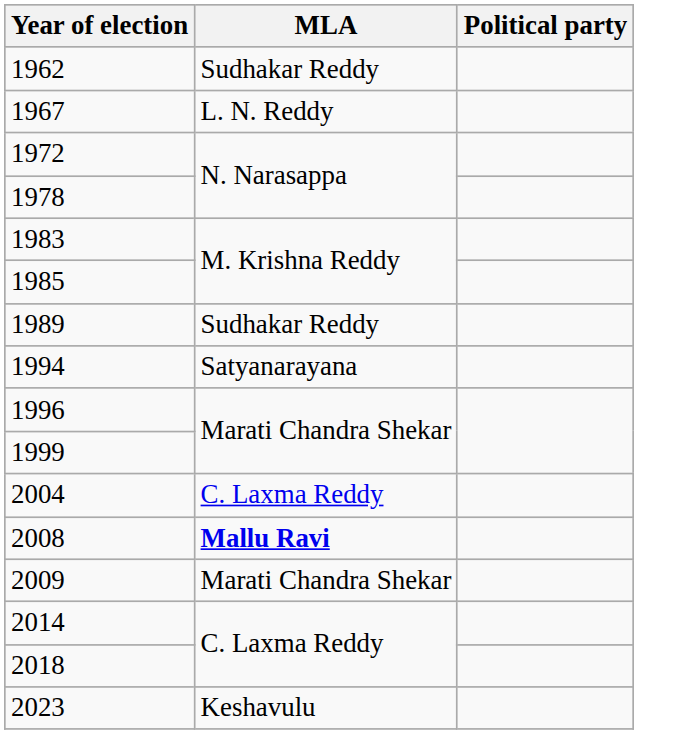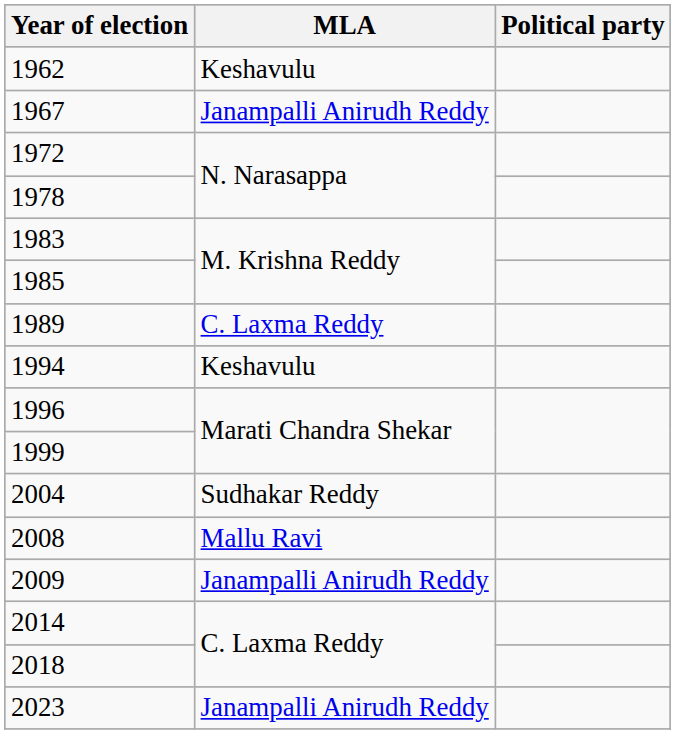(290, 68) Sudhakar Reddy -> (258, 68) Keshavulu
(267, 111) L. N. Reddy -> (345, 111) Janampalli Anirudh Reddy
(290, 324) Sudhakar Reddy -> (292, 324) C. Laxma Reddy
(279, 366) Satyanarayana -> (258, 366) Keshavulu
(292, 494) C. Laxma Reddy -> (290, 494) Sudhakar Reddy
(265, 537) bold -> (261, 537) normal
(326, 580) Marati Chandra Shekar -> (345, 580) Janampalli Anirudh Reddy
(258, 707) Keshavulu -> (345, 707) Janampalli Anirudh Reddy
